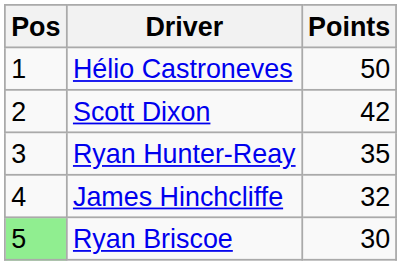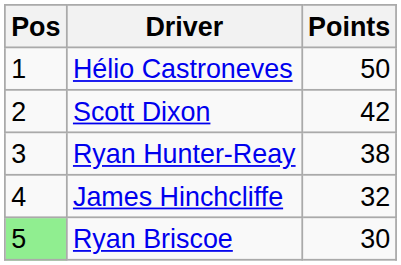(375, 154) 35 -> (375, 154) 38
